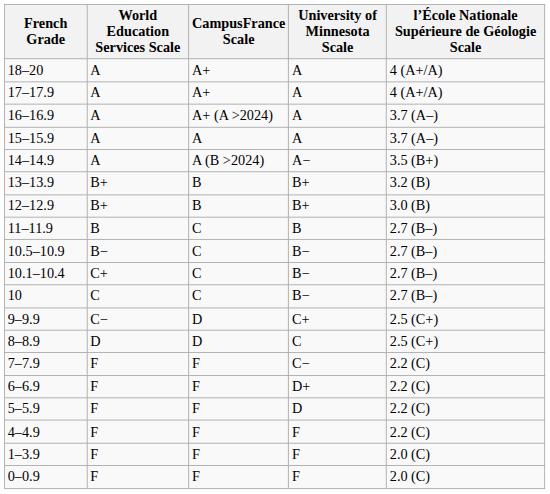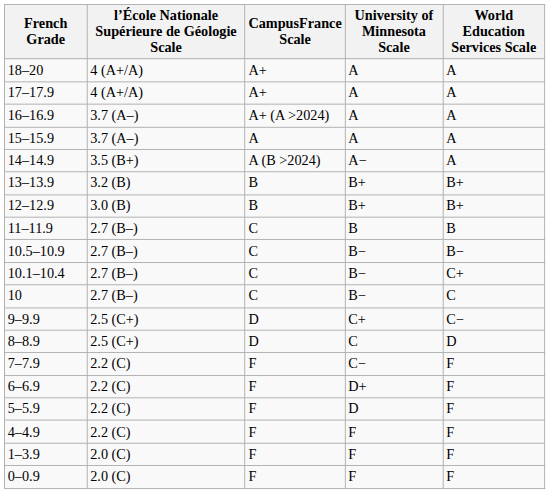columns swapped: (138, 31) <-> (466, 31)
